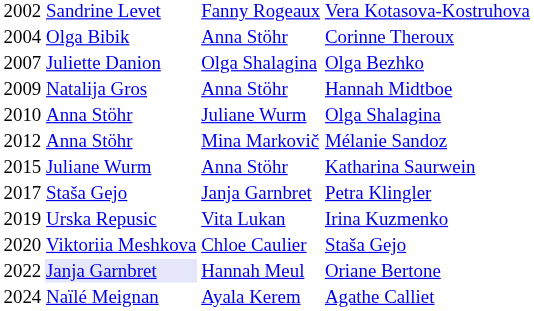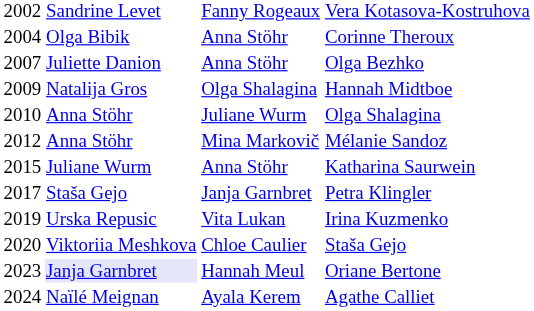(259, 62) Olga Shalagina -> (244, 62) Anna Stöhr
(244, 88) Anna Stöhr -> (259, 88) Olga Shalagina
(22, 270) 2022 -> (22, 270) 2023
